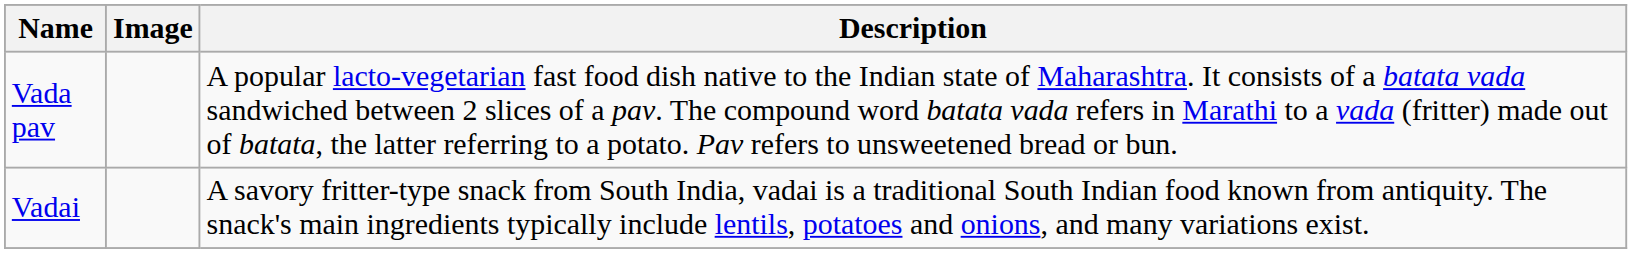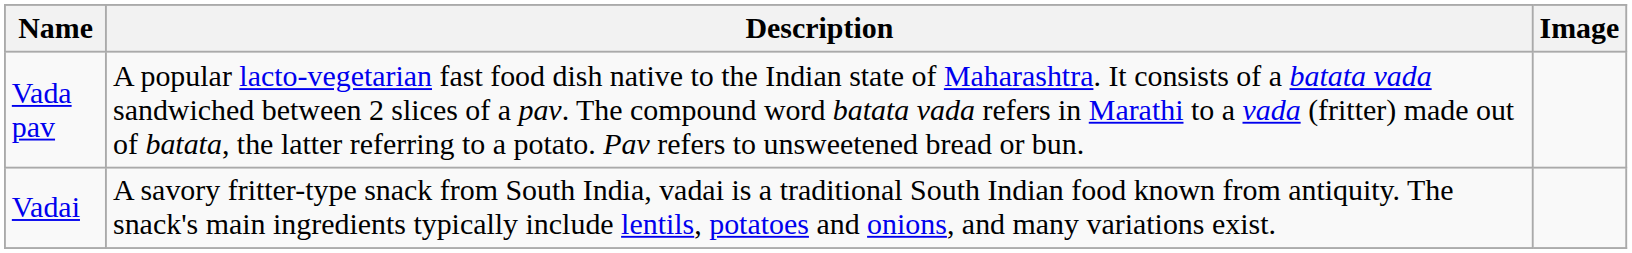columns swapped: (153, 28) <-> (913, 28)
